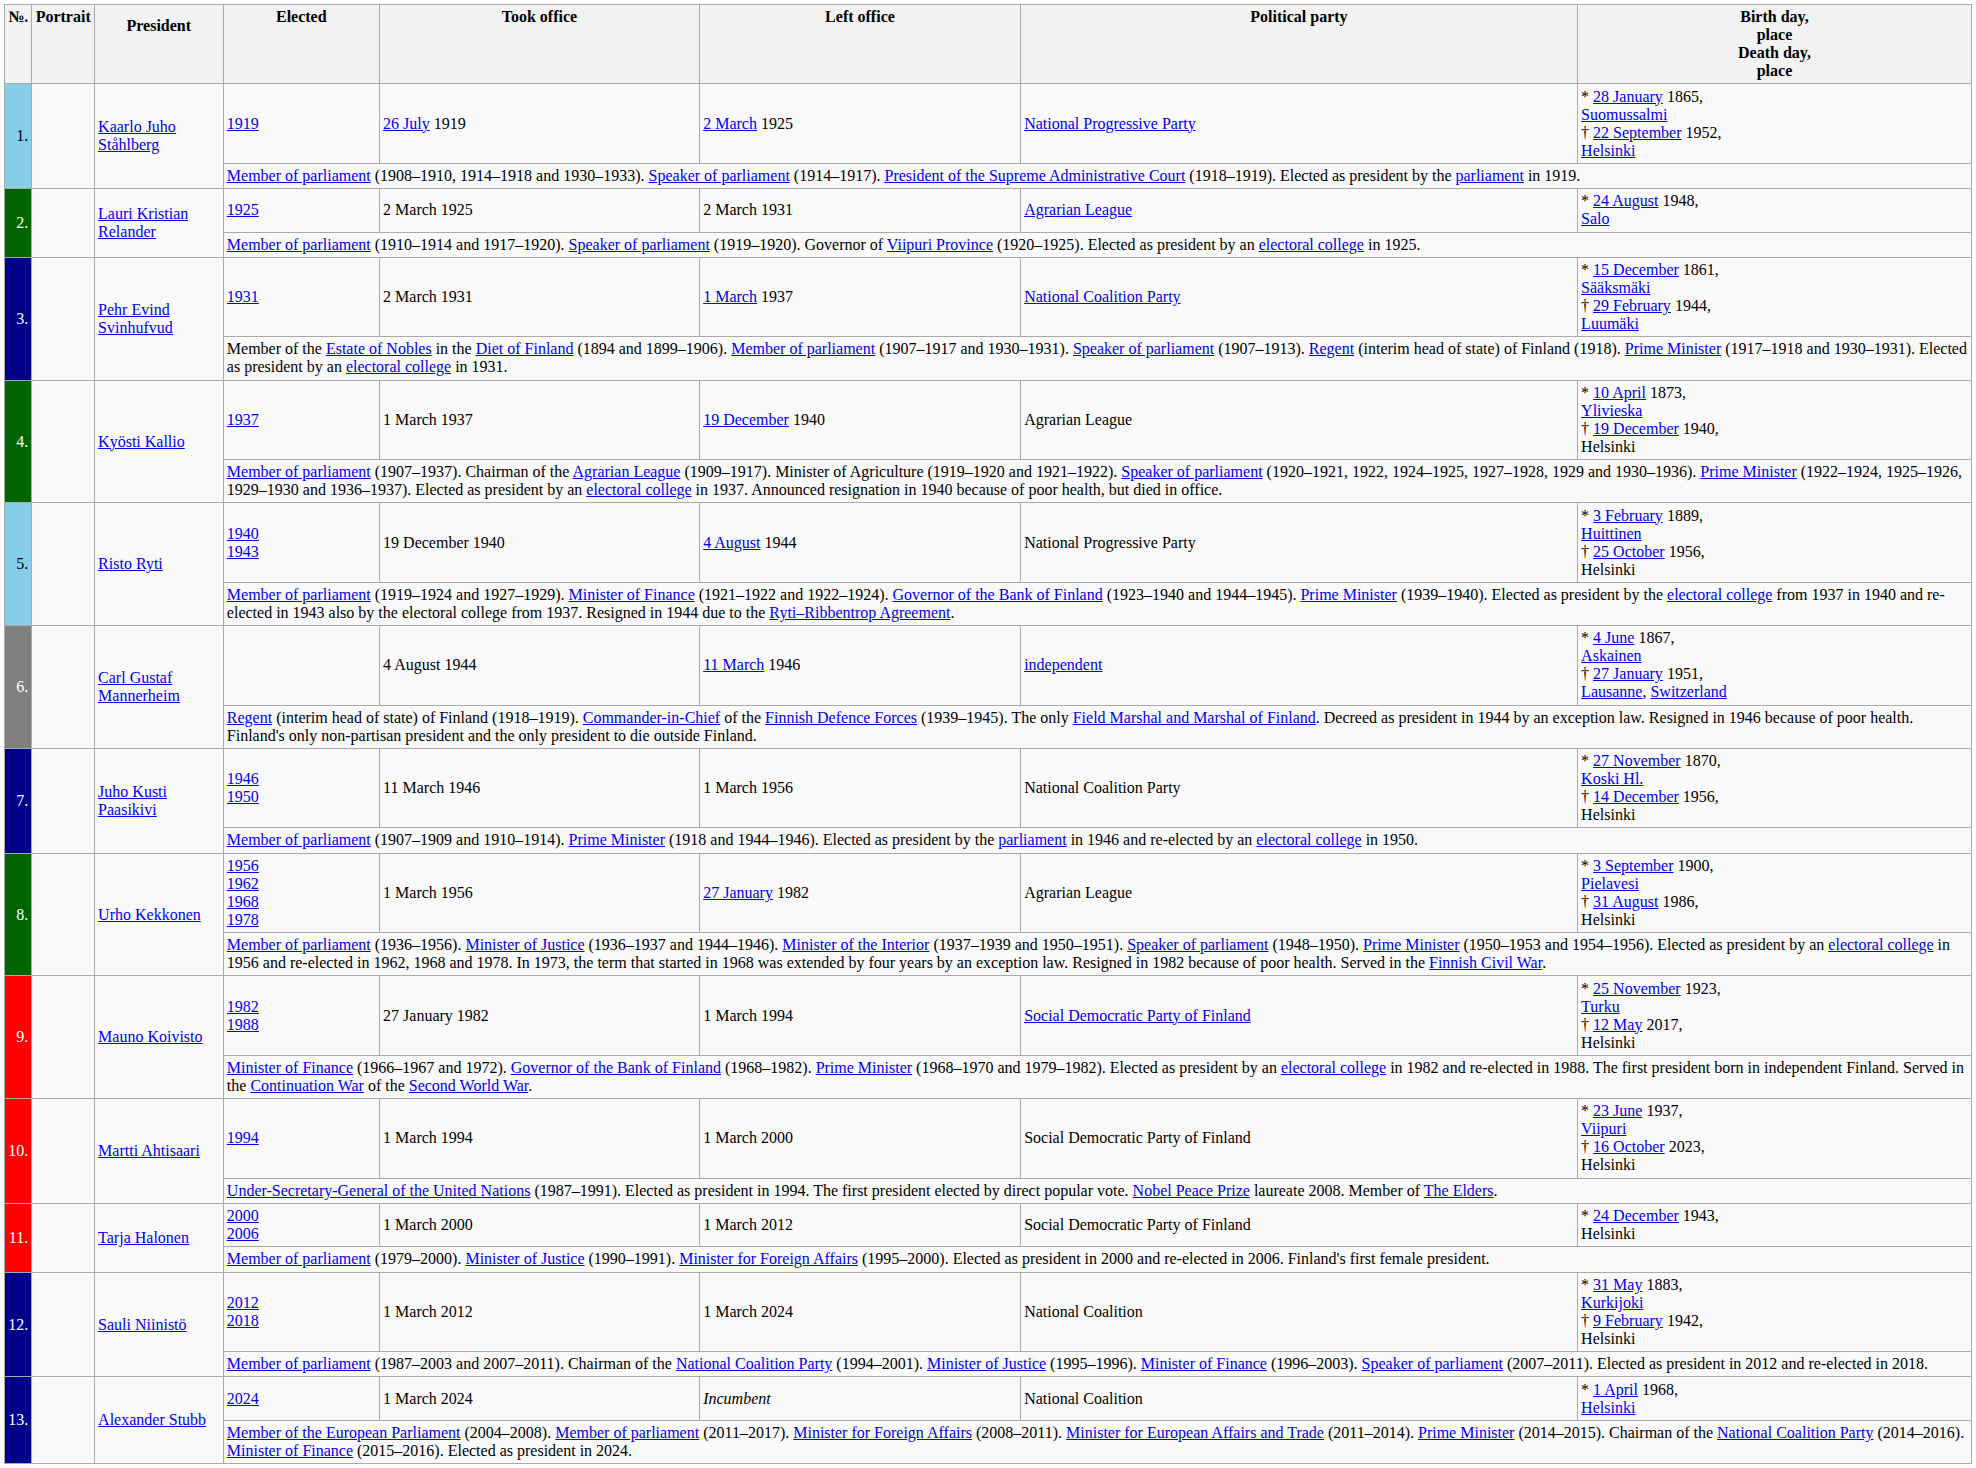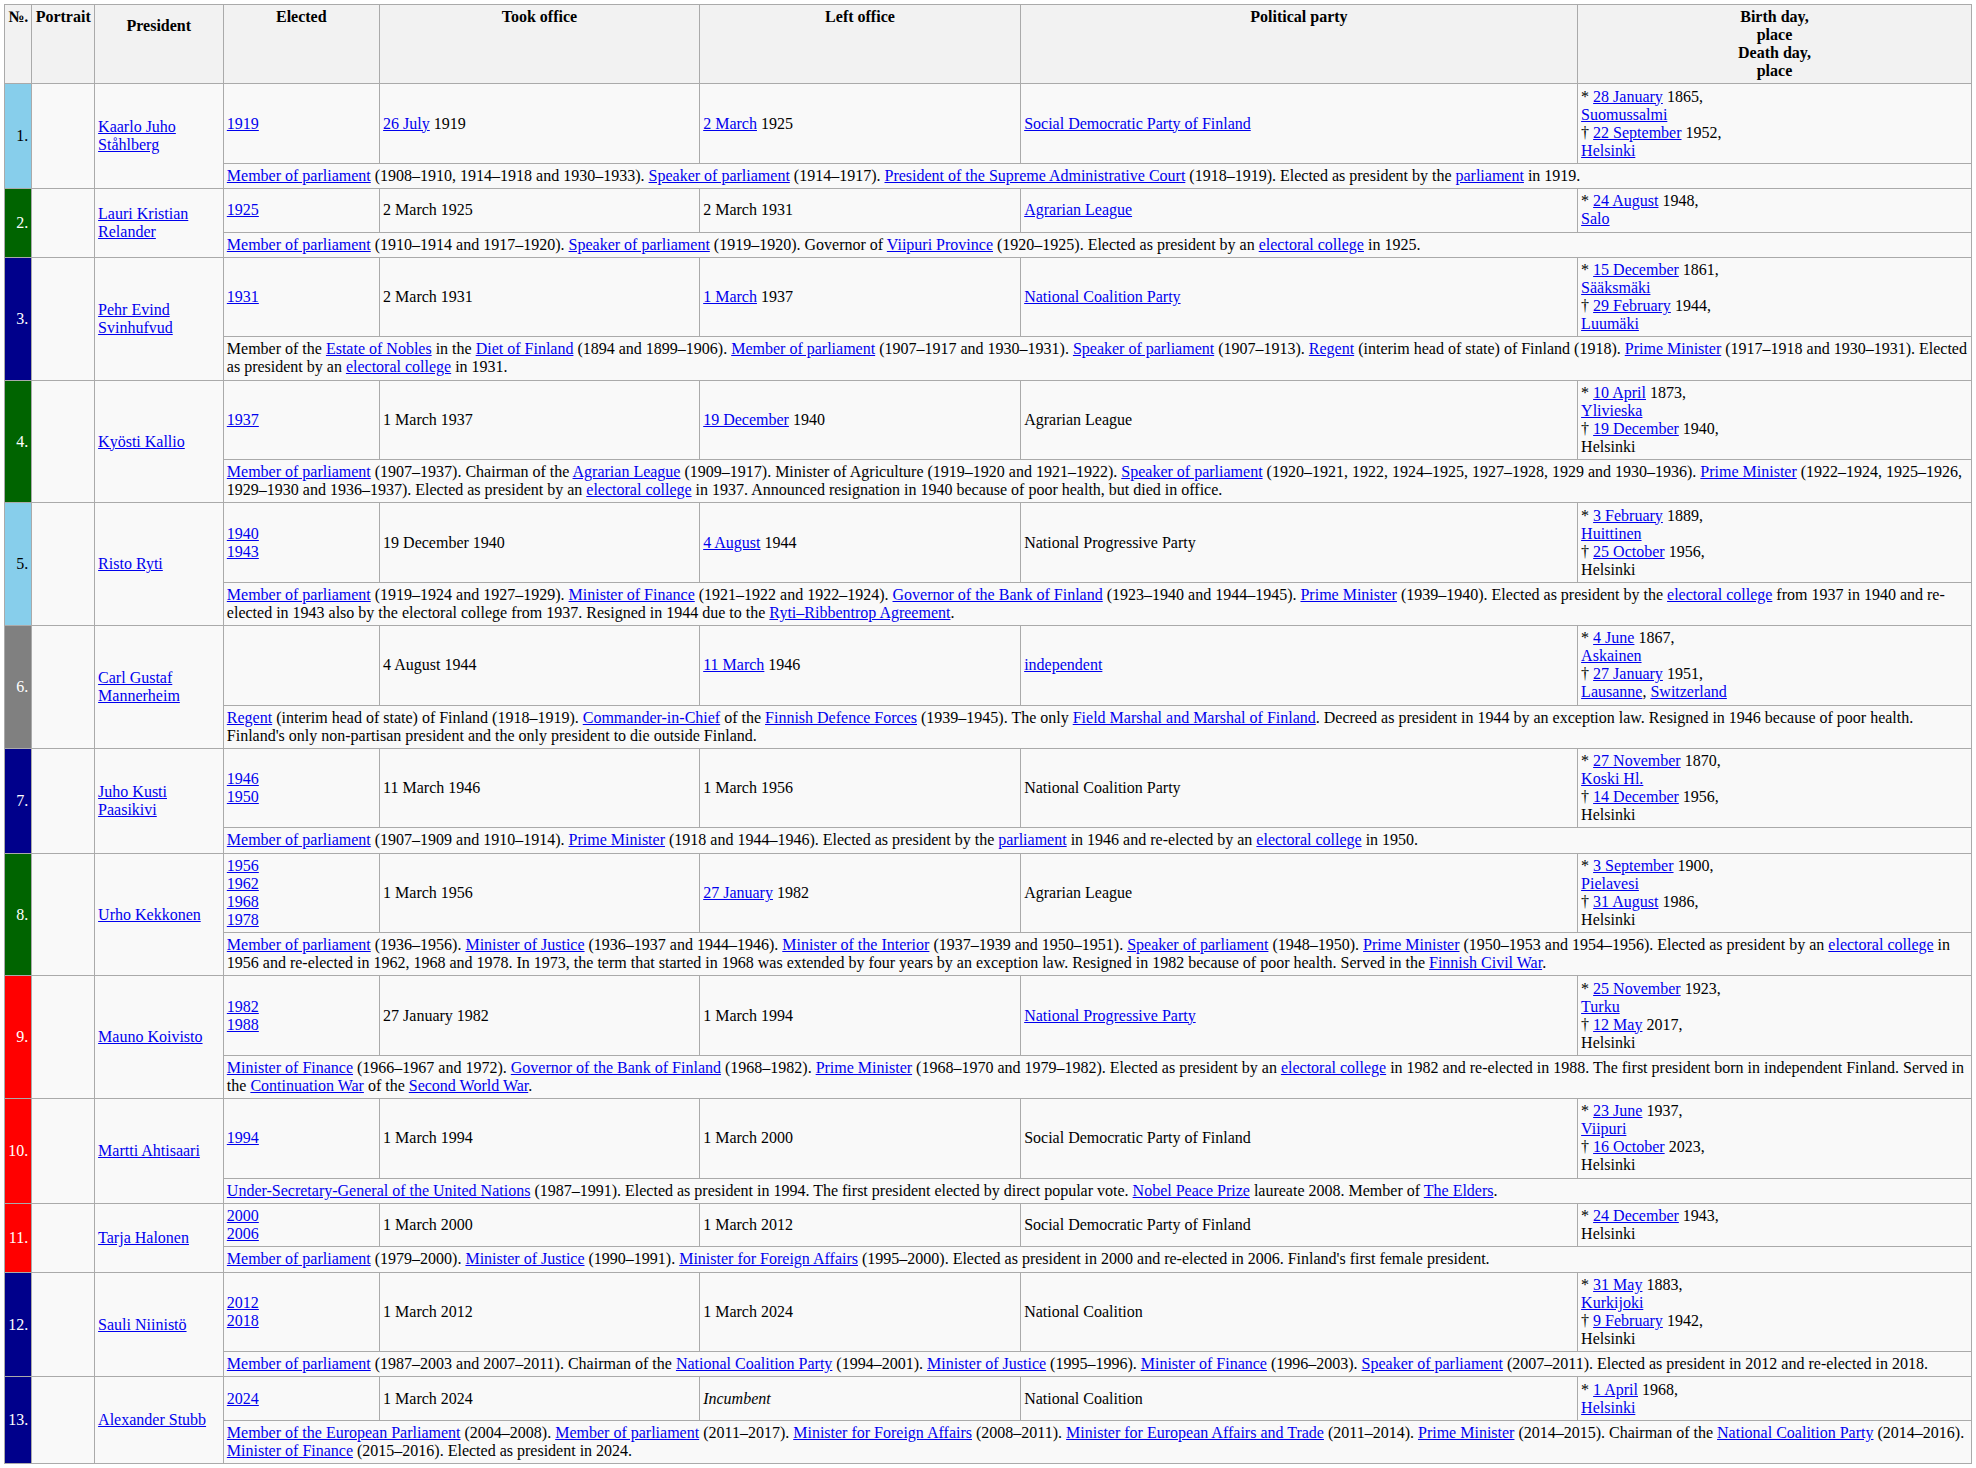(1110, 123) National Progressive Party -> (1137, 123) Social Democratic Party of Finland
(1137, 1015) Social Democratic Party of Finland -> (1110, 1015) National Progressive Party
